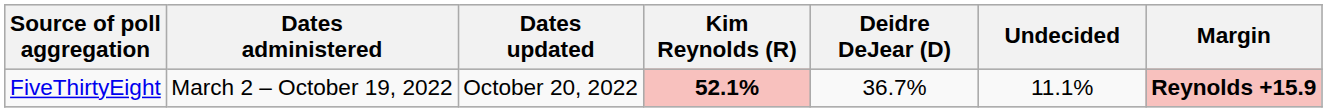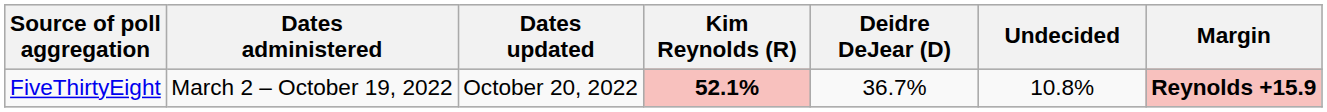(1062, 87) 11.1% -> (1062, 87) 10.8%
